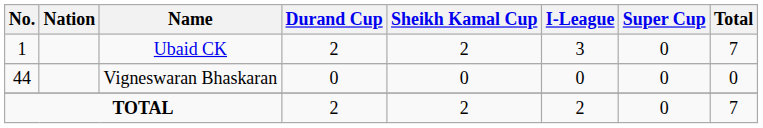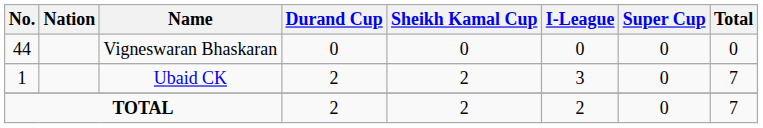rows swapped: (190, 49) <-> (190, 78)
